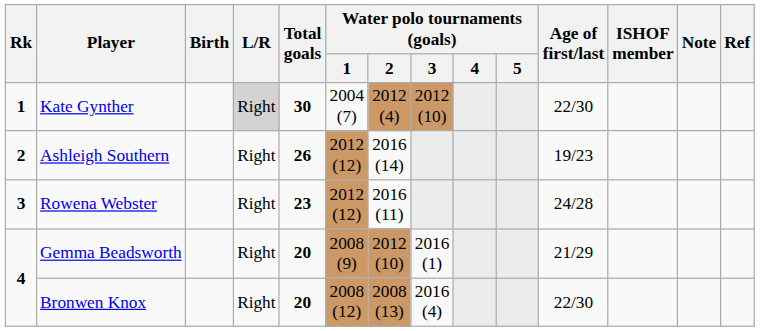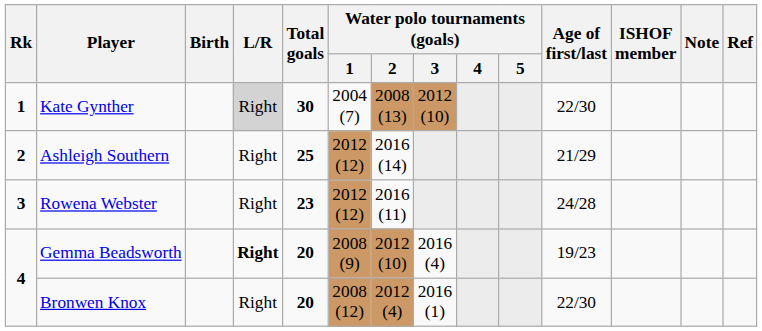(389, 106) 2012 (4) -> (392, 106) 2008 (13)
(303, 155) 26 -> (305, 155) 25
(573, 155) 19/23 -> (576, 155) 21/29
(256, 253) normal -> (258, 253) bold
(432, 253) 2016 (1) -> (435, 253) 2016 (4)
(573, 253) 21/29 -> (576, 253) 19/23
(389, 302) 2008 (13) -> (392, 302) 2012 (4)
(432, 302) 2016 (4) -> (435, 302) 2016 (1)
